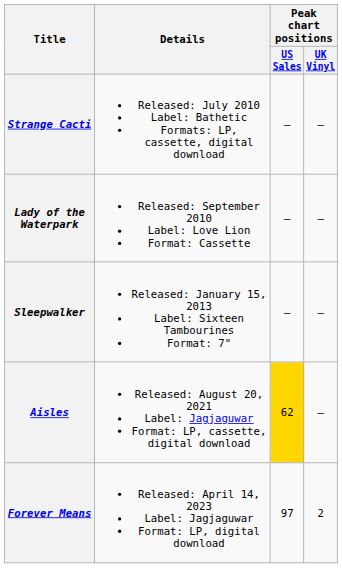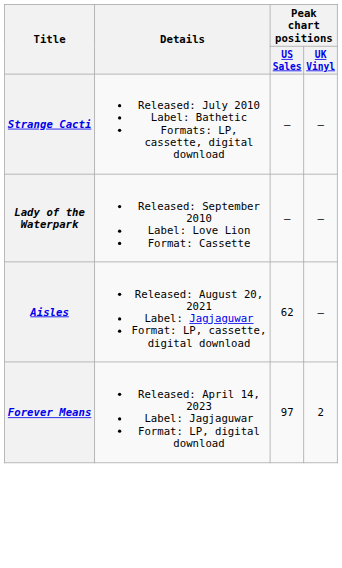- row: (50, 312)
(287, 412) gold background -> (287, 312) no background
